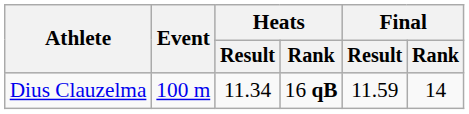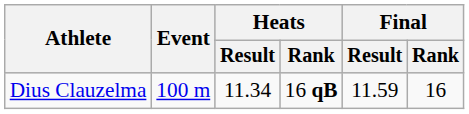(436, 90) 14 -> (436, 90) 16
